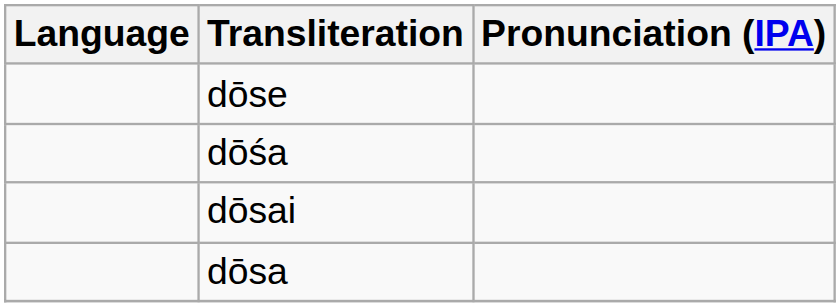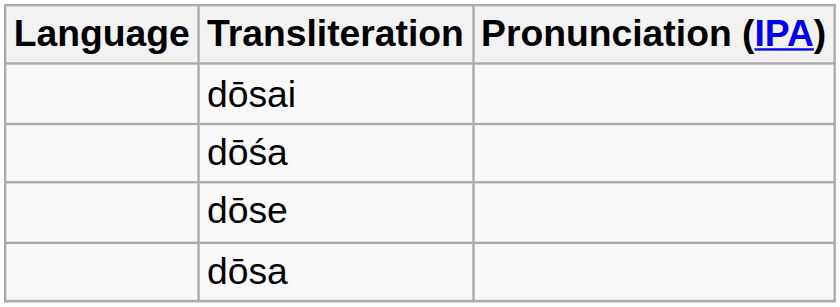rows swapped: (247, 93) <-> (252, 211)
